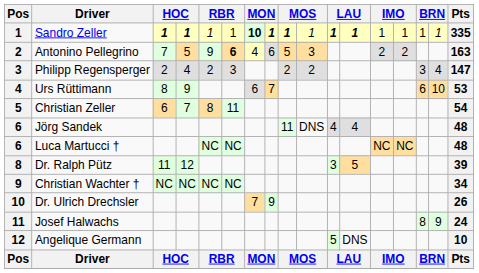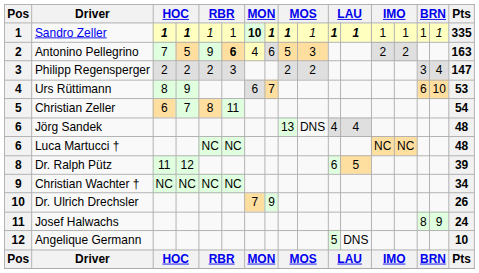(187, 70) 4 -> (187, 70) 2
(287, 127) 11 -> (288, 127) 13
(333, 164) 3 -> (334, 164) 6
